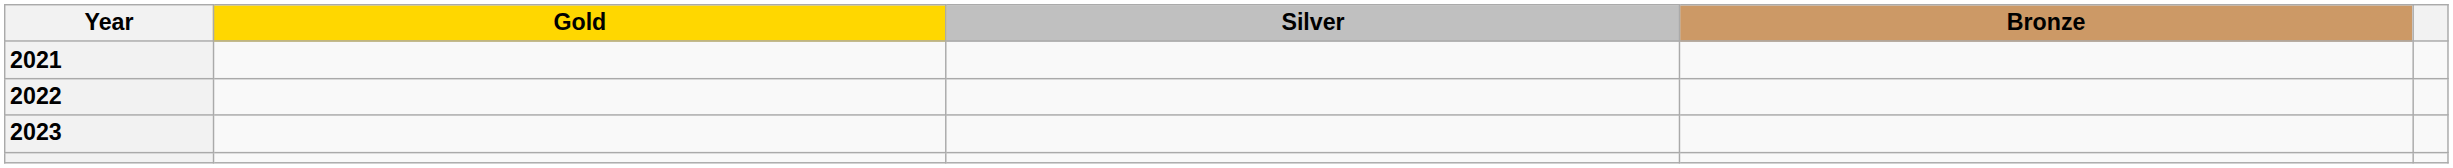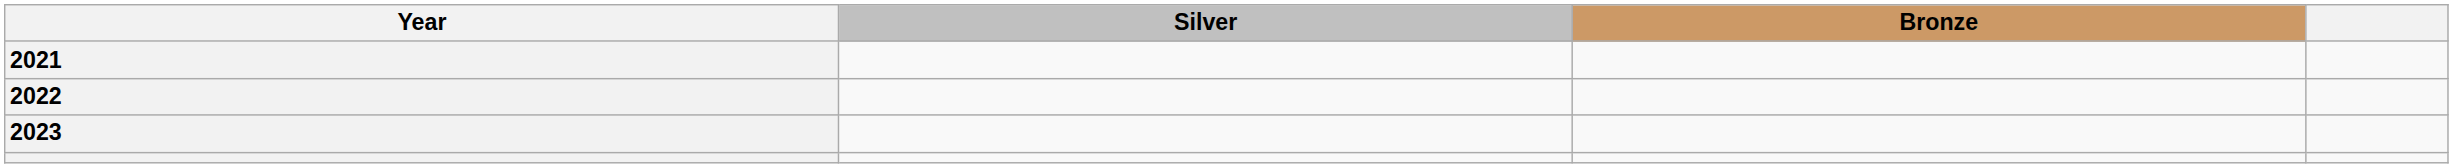- column: (580, 22)
